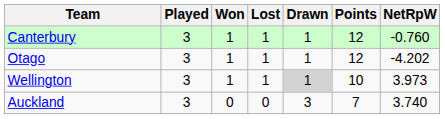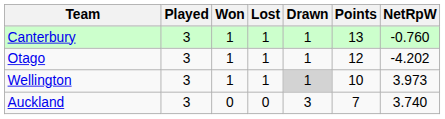(356, 37) 12 -> (356, 37) 13
